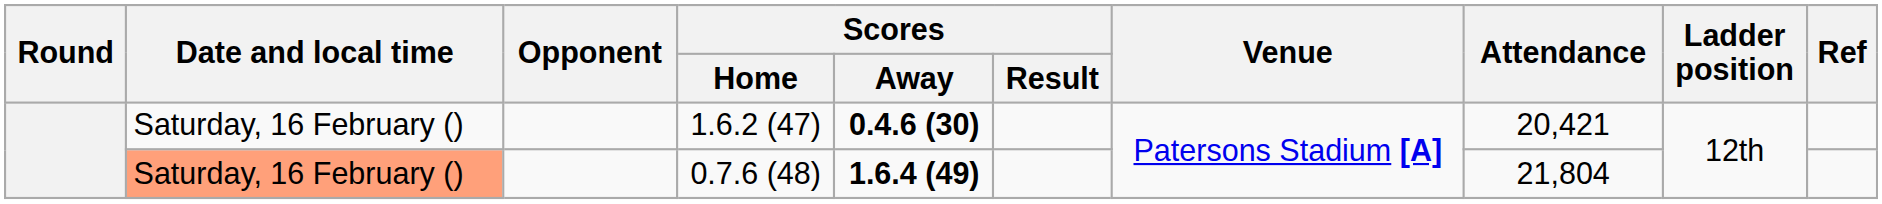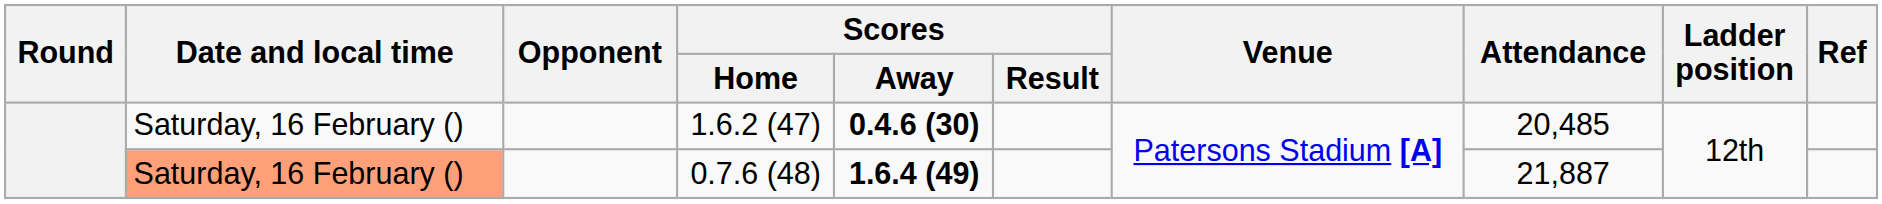(1563, 126) 20,421 -> (1563, 126) 20,485
(1563, 174) 21,804 -> (1563, 174) 21,887
